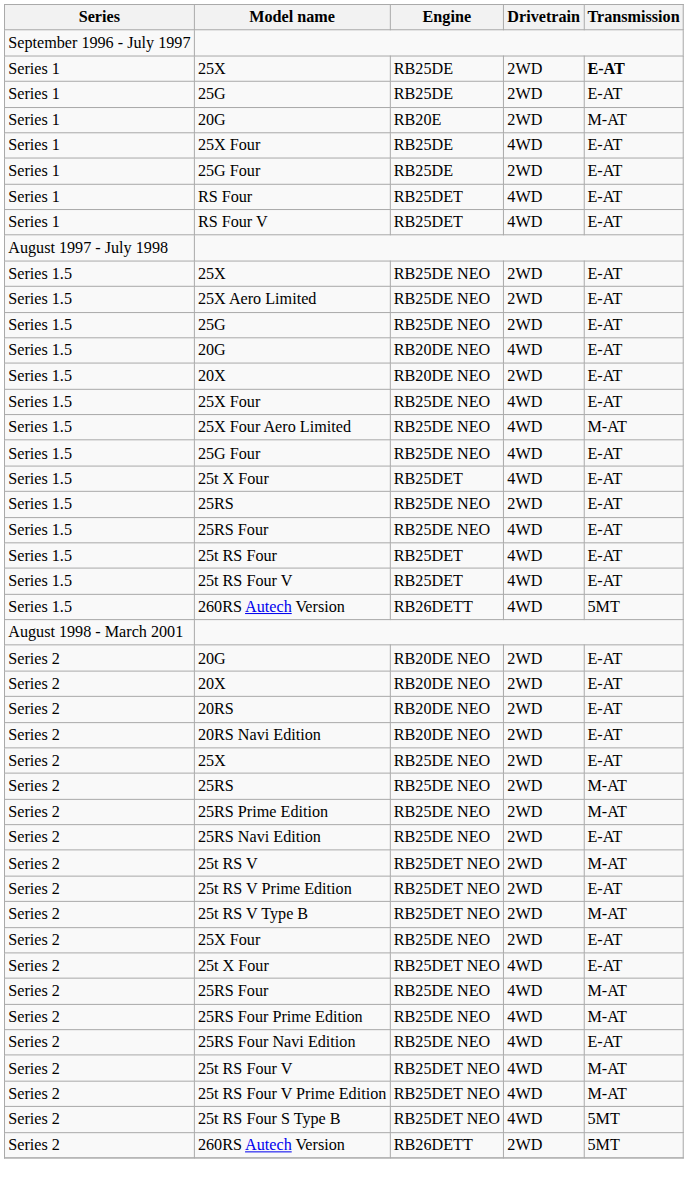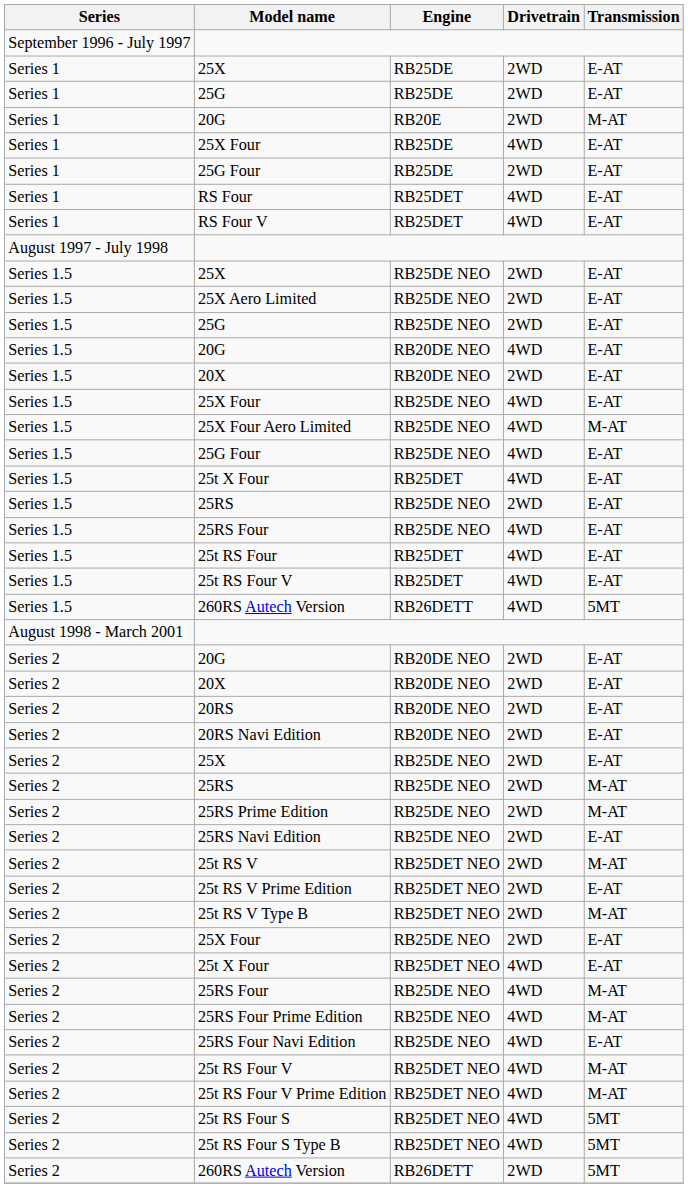(606, 68) bold -> (605, 68) normal
+ row: (34, 1119)
